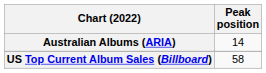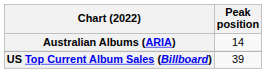(238, 59) 58 -> (238, 59) 39
